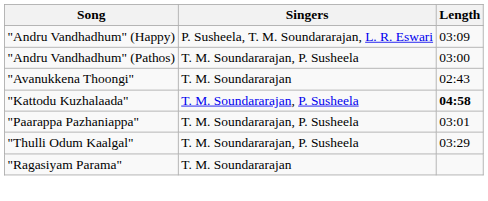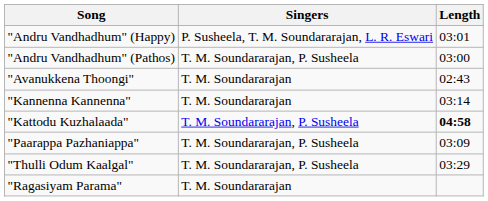(455, 36) 03:09 -> (455, 36) 03:01
+ row: (69, 100)
(455, 121) 03:01 -> (455, 143) 03:09
